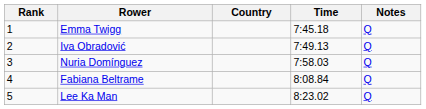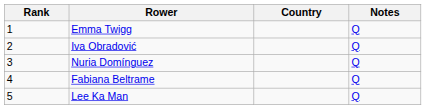- column: (326, 12)
